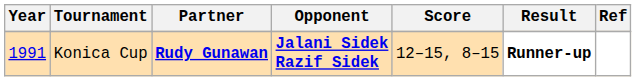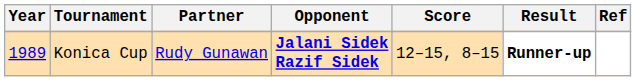(27, 53) 1991 -> (27, 53) 1989
(212, 53) bold -> (212, 53) normal
